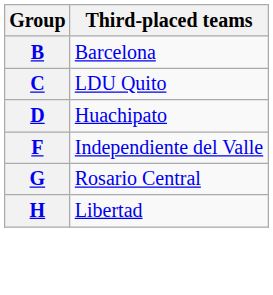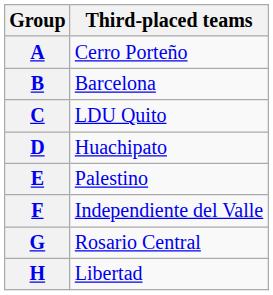+ row: (37, 52)
+ row: (37, 178)
